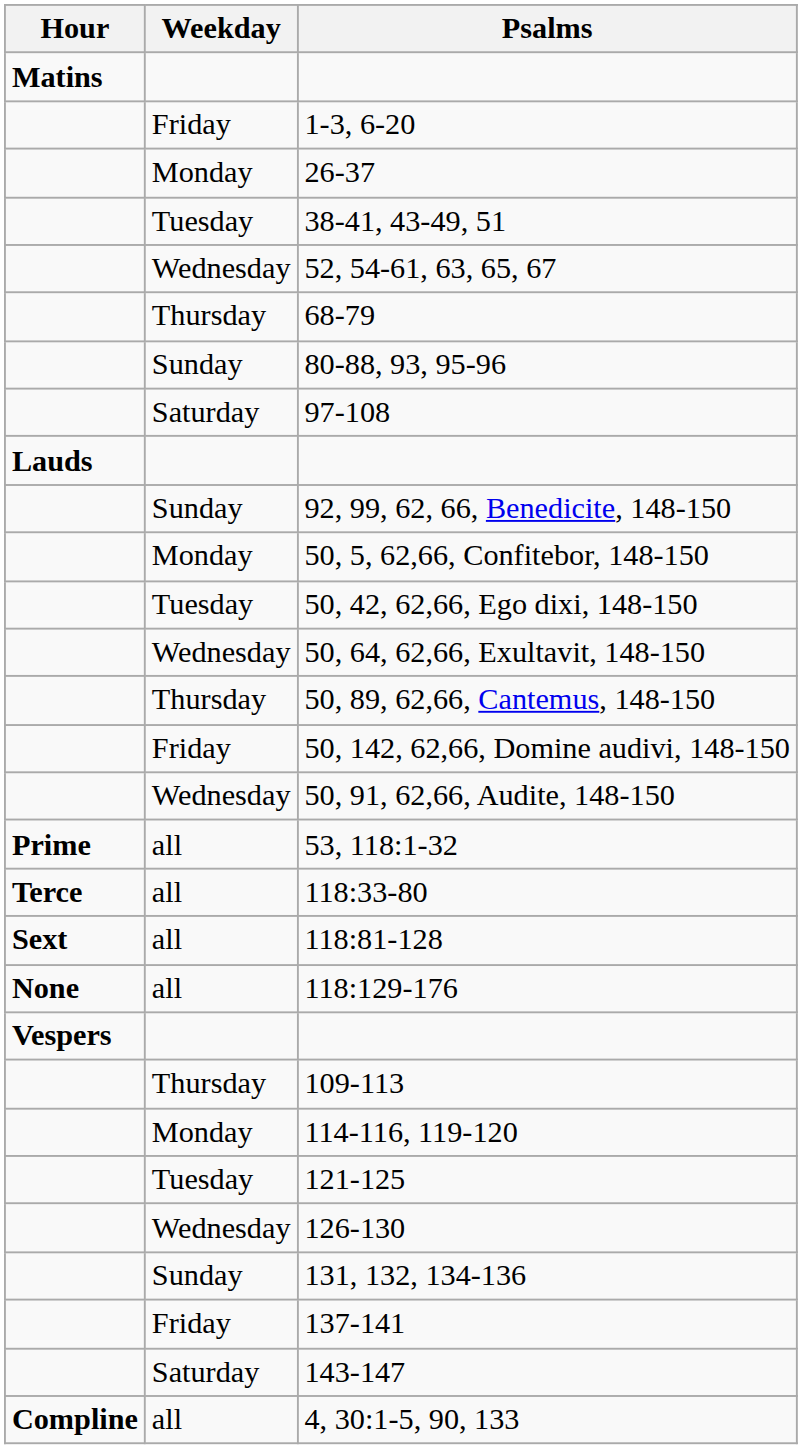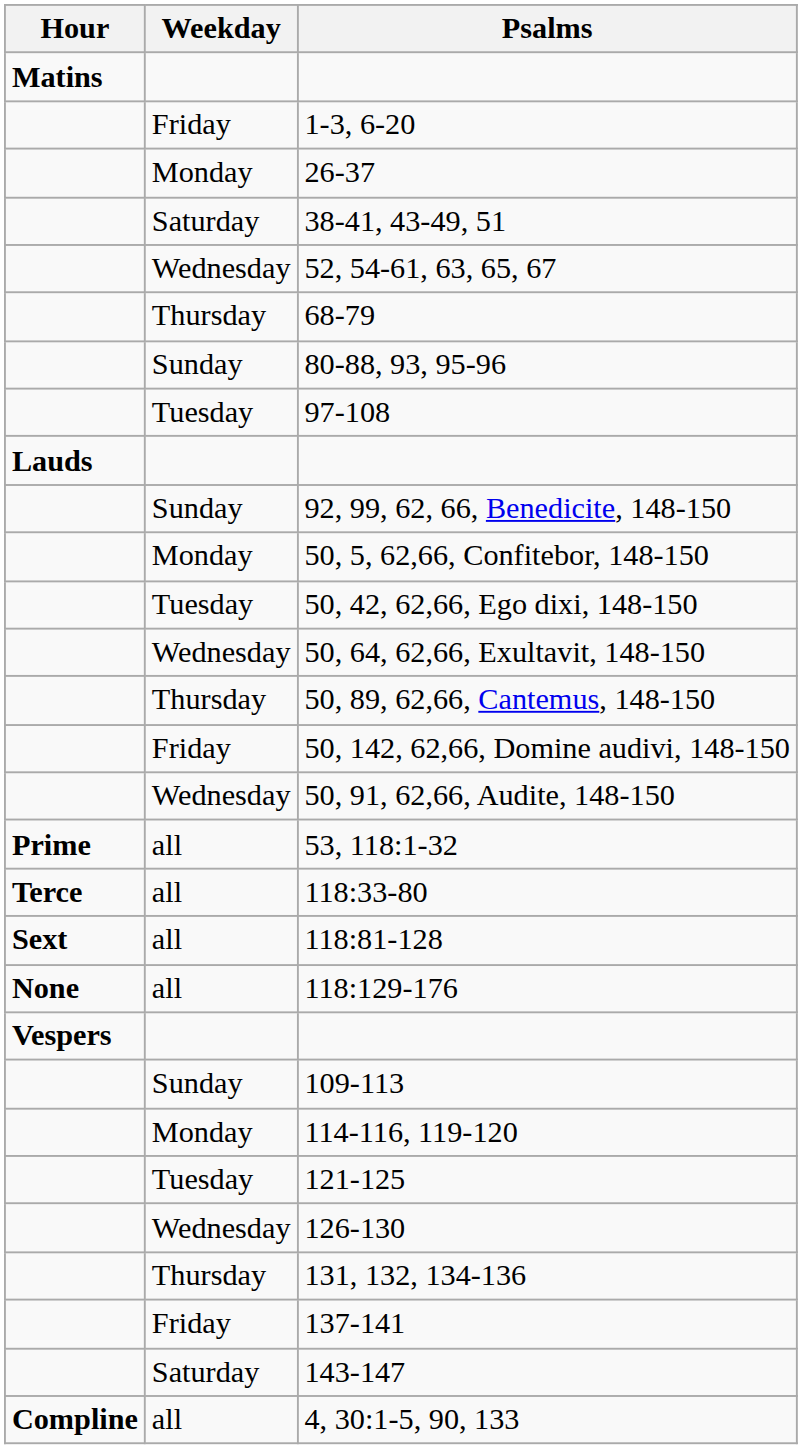(203, 220) Tuesday -> (206, 220) Saturday
(206, 412) Saturday -> (203, 412) Tuesday
(209, 1083) Thursday -> (197, 1083) Sunday
(197, 1275) Sunday -> (209, 1275) Thursday
